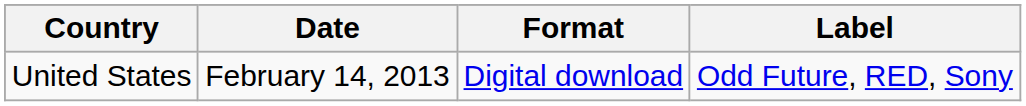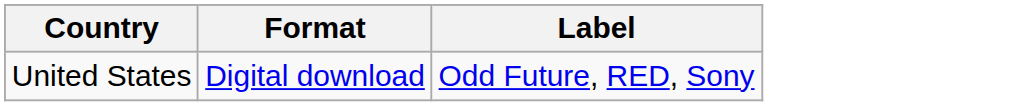- column: (328, 28)
